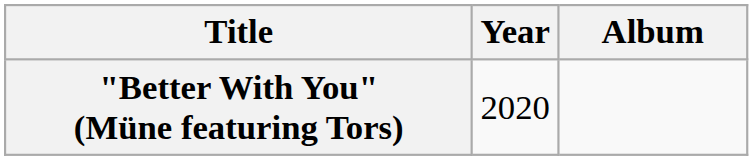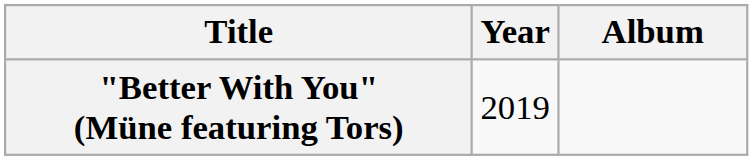(515, 106) 2020 -> (515, 106) 2019
